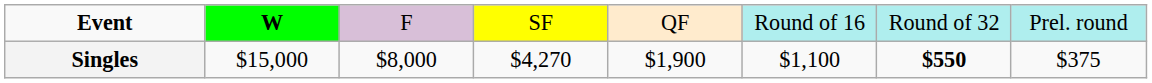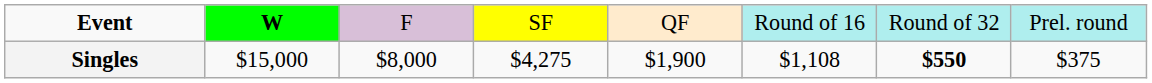(541, 59) $4,270 -> (541, 59) $4,275
(810, 59) $1,100 -> (810, 59) $1,108
